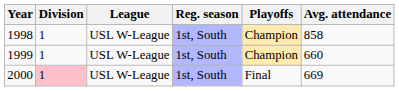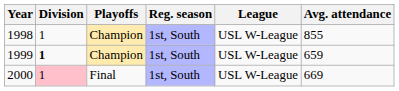columns swapped: (130, 14) <-> (271, 14)
(313, 34) 858 -> (313, 34) 855
(42, 55) normal -> (42, 55) bold
(313, 55) 660 -> (313, 55) 659
